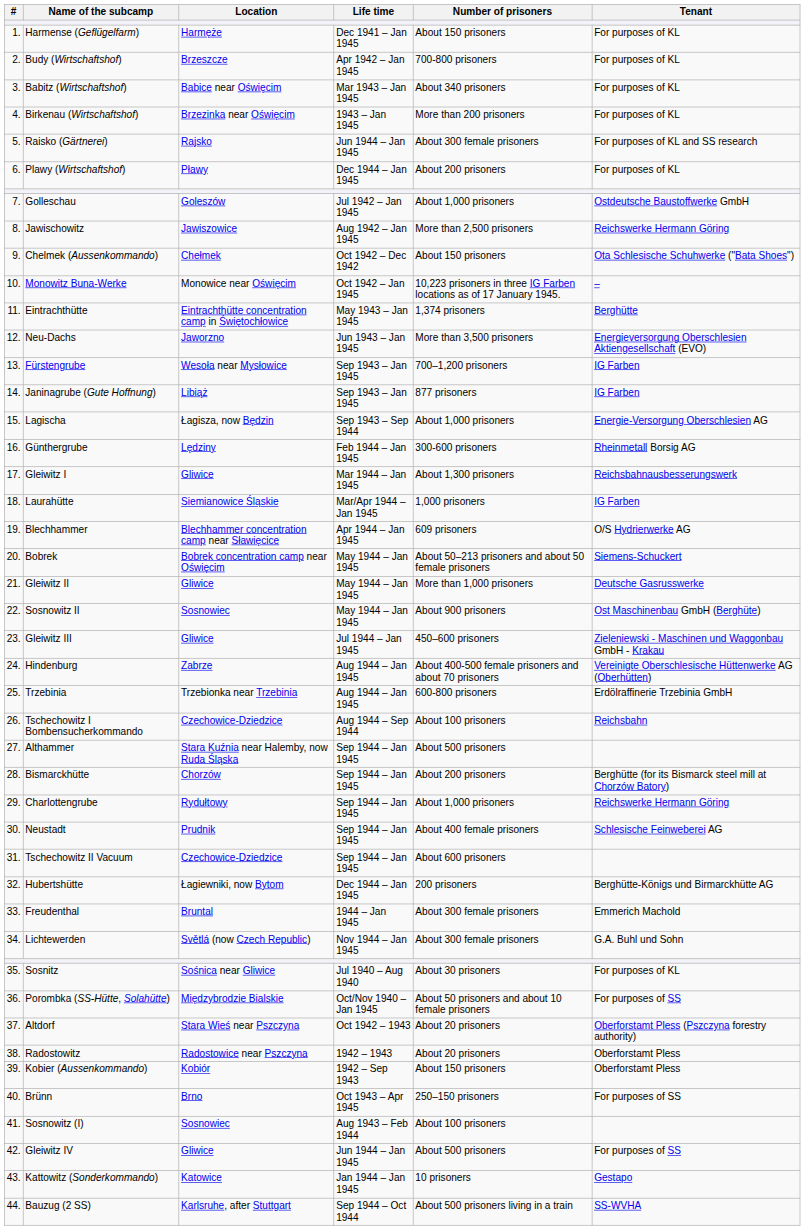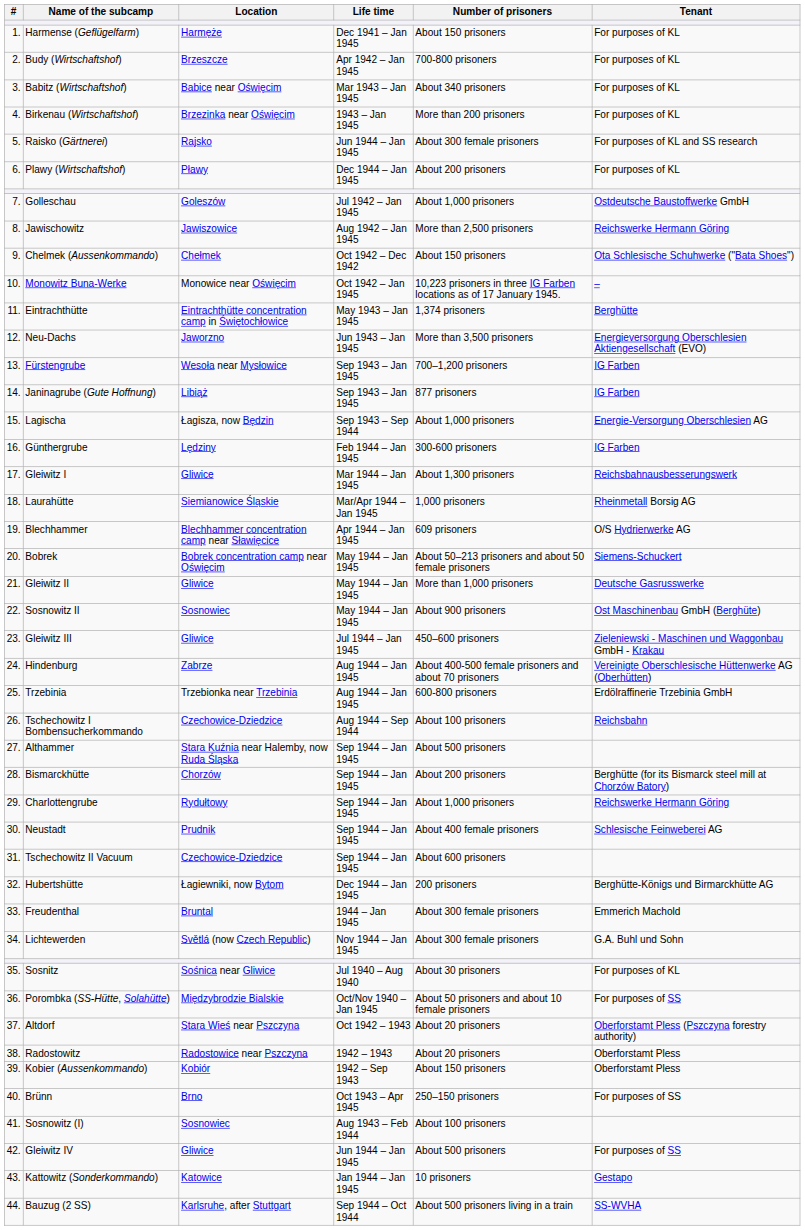(645, 447) Rheinmetall Borsig AG -> (617, 447) IG Farben
(617, 502) IG Farben -> (645, 502) Rheinmetall Borsig AG
